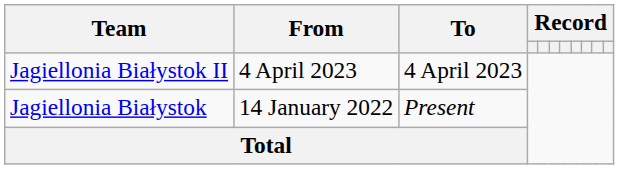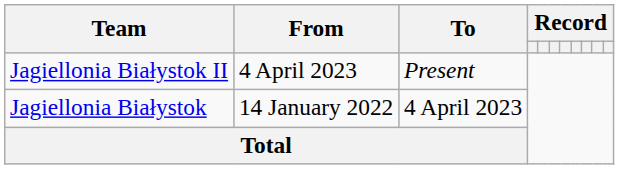(463, 70) 4 April 2023 -> (439, 70) Present
(439, 107) Present -> (463, 107) 4 April 2023
